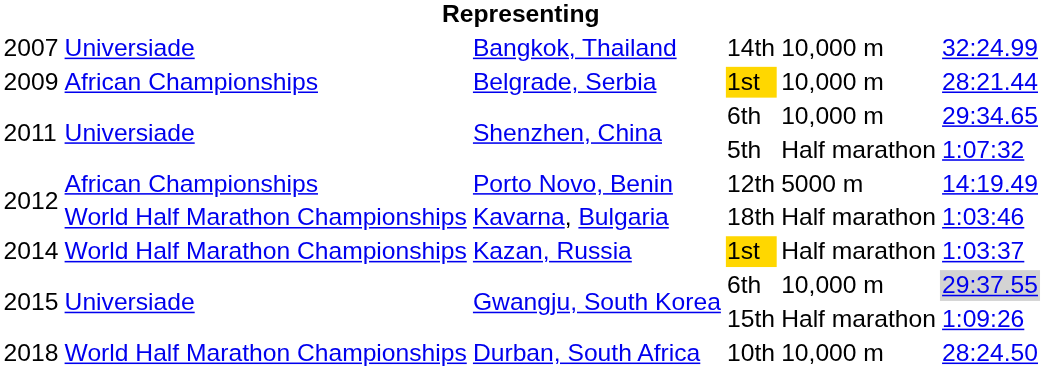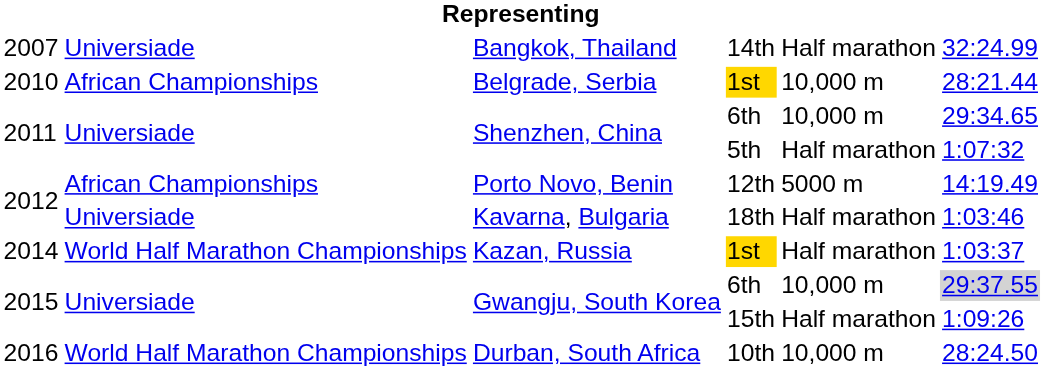(833, 48) 10,000 m -> (859, 48) Half marathon
(31, 81) 2009 -> (31, 81) 2010
(266, 217) World Half Marathon Championships -> (130, 217) Universiade
(31, 353) 2018 -> (31, 353) 2016
